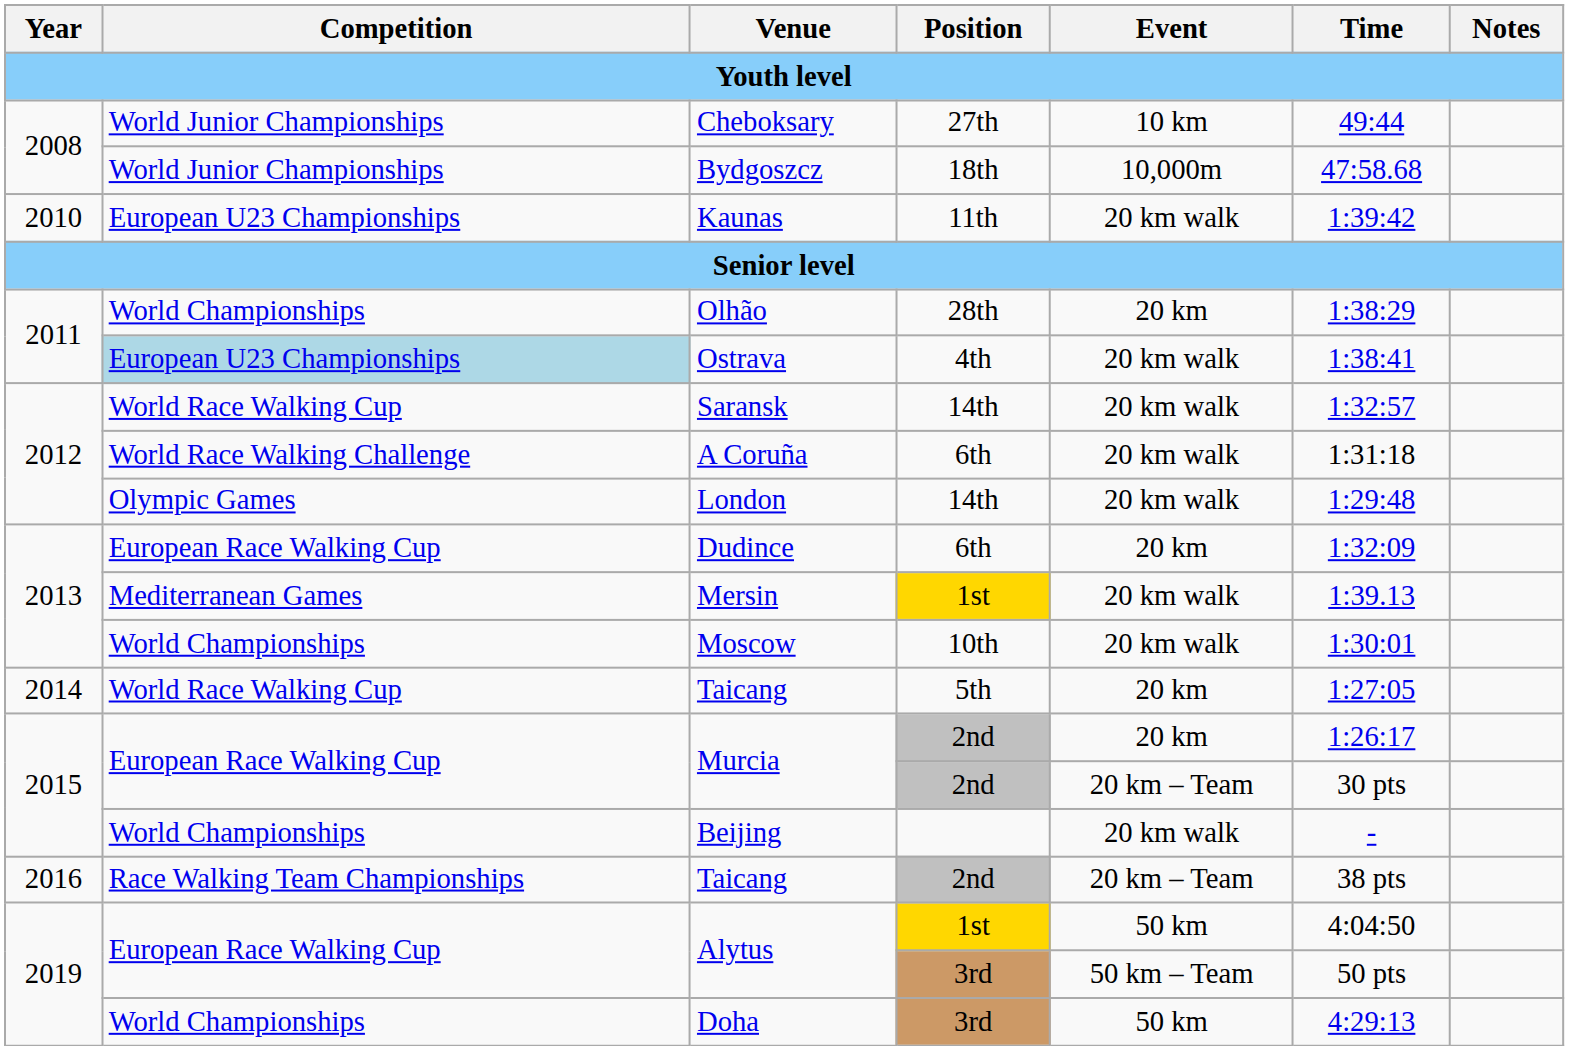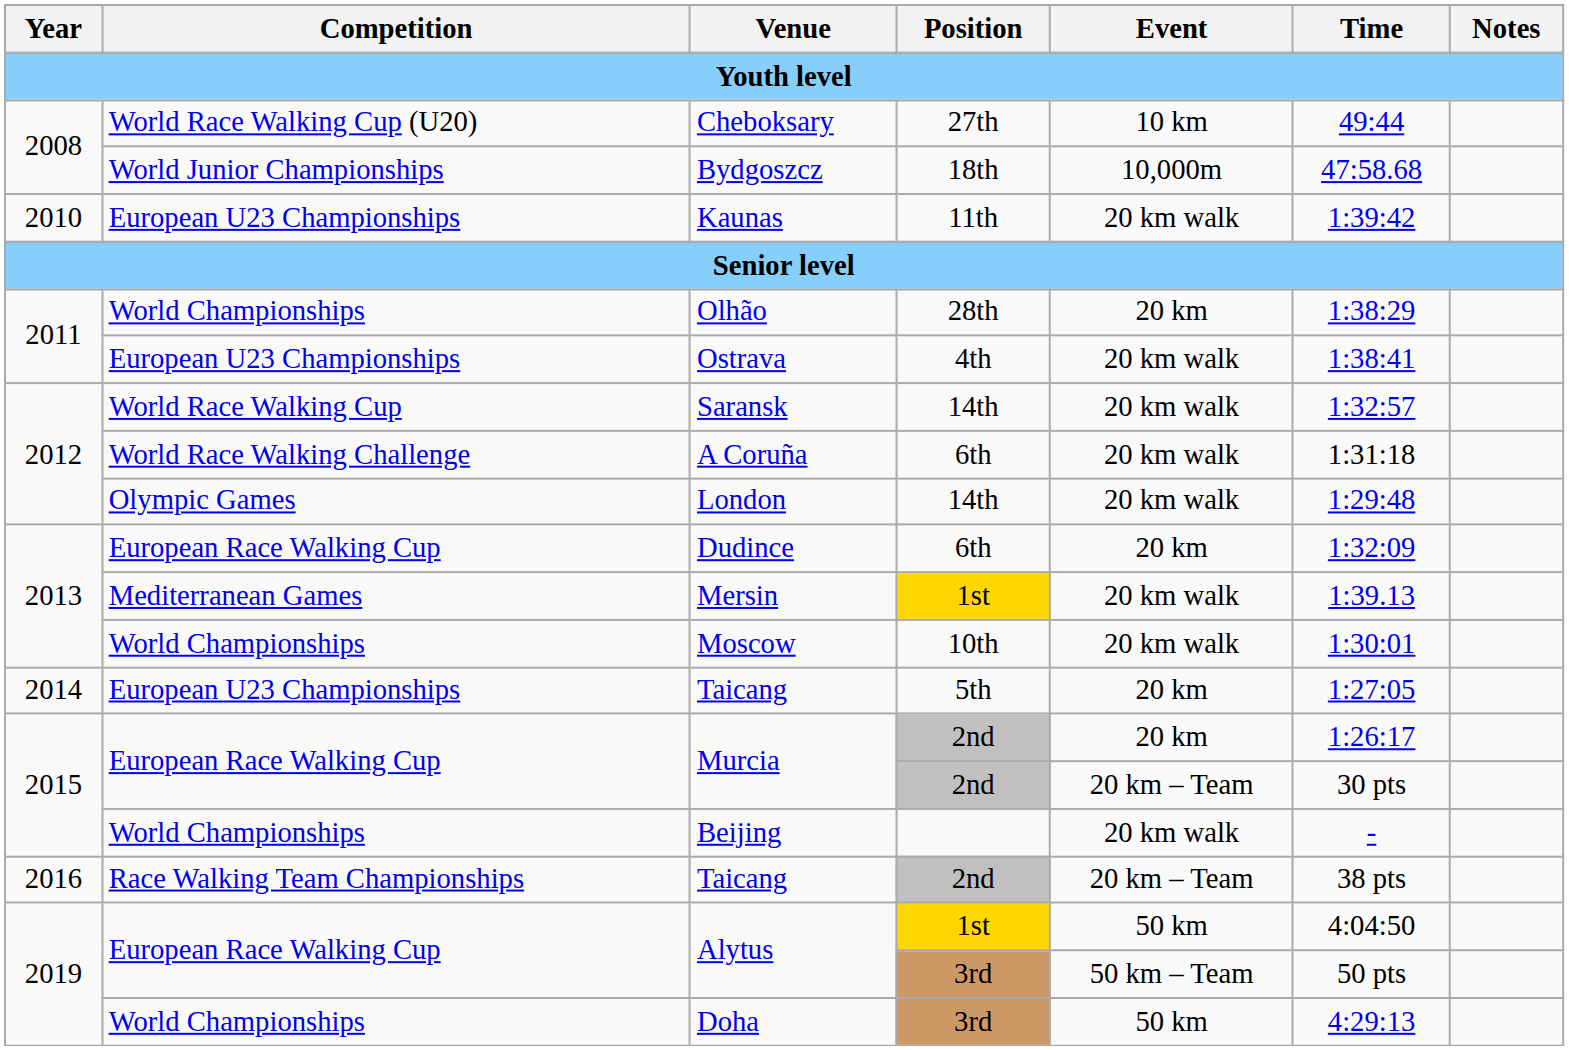(276, 123) World Junior Championships -> (293, 123) World Race Walking Cup (U20)
(284, 359) lightblue background -> (284, 359) no background
(255, 690) World Race Walking Cup -> (284, 690) European U23 Championships
